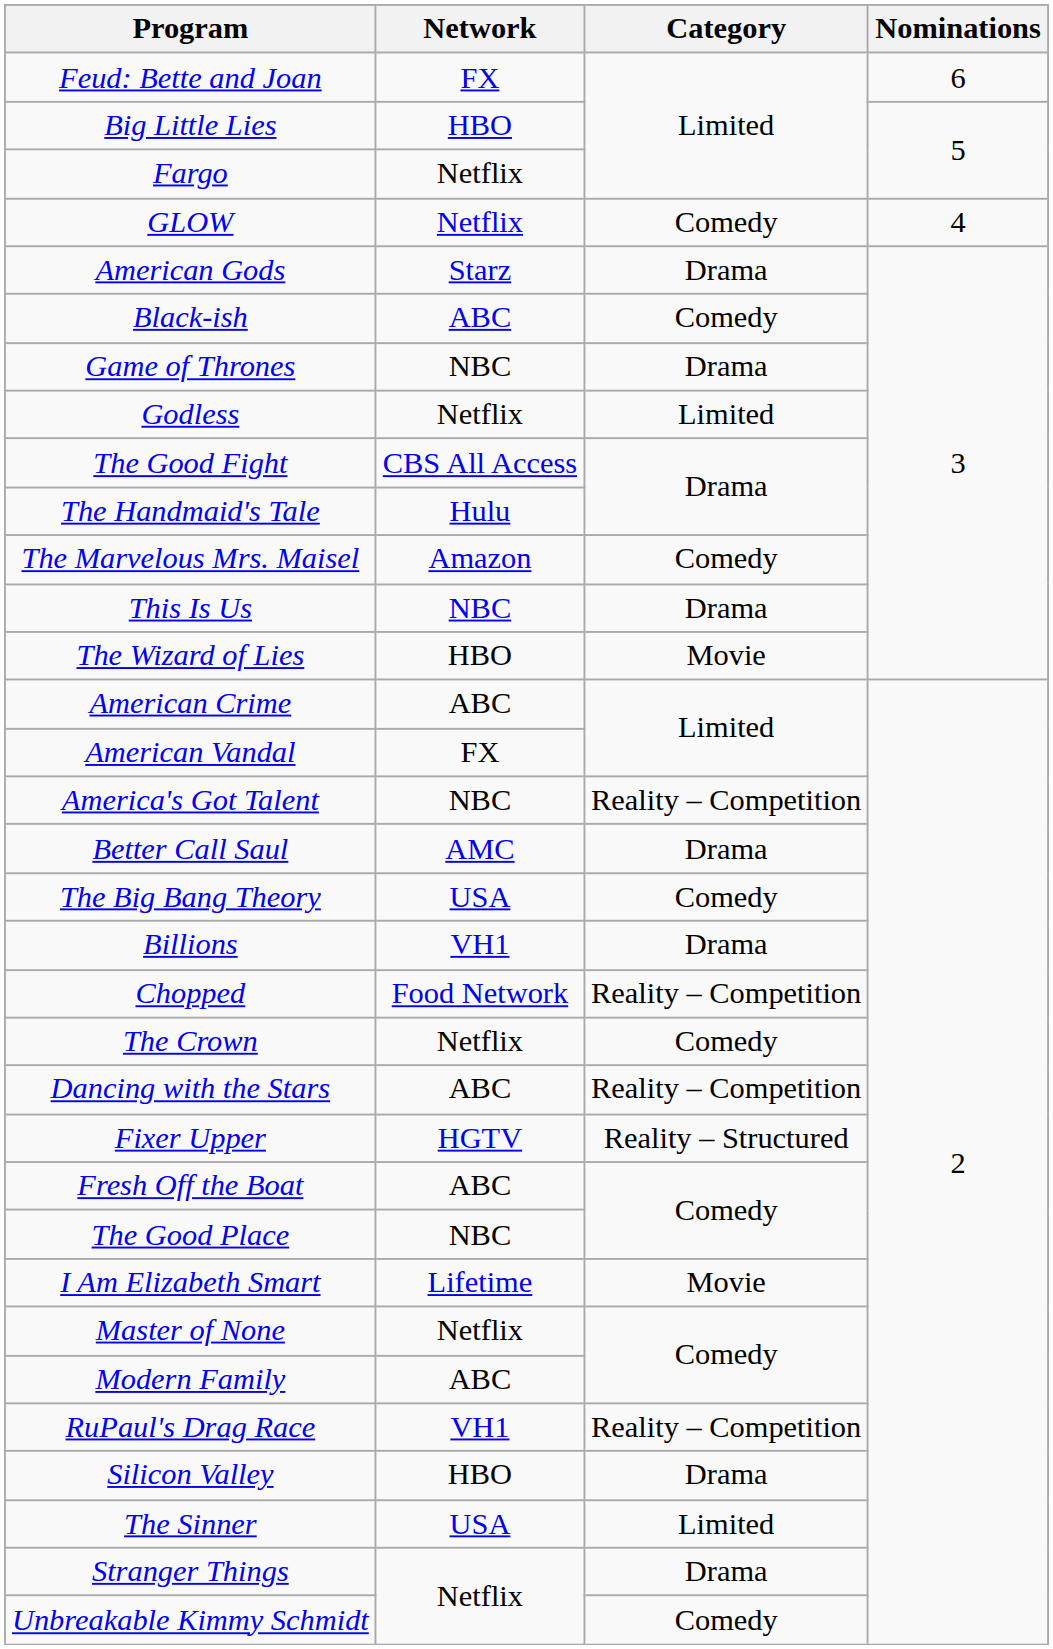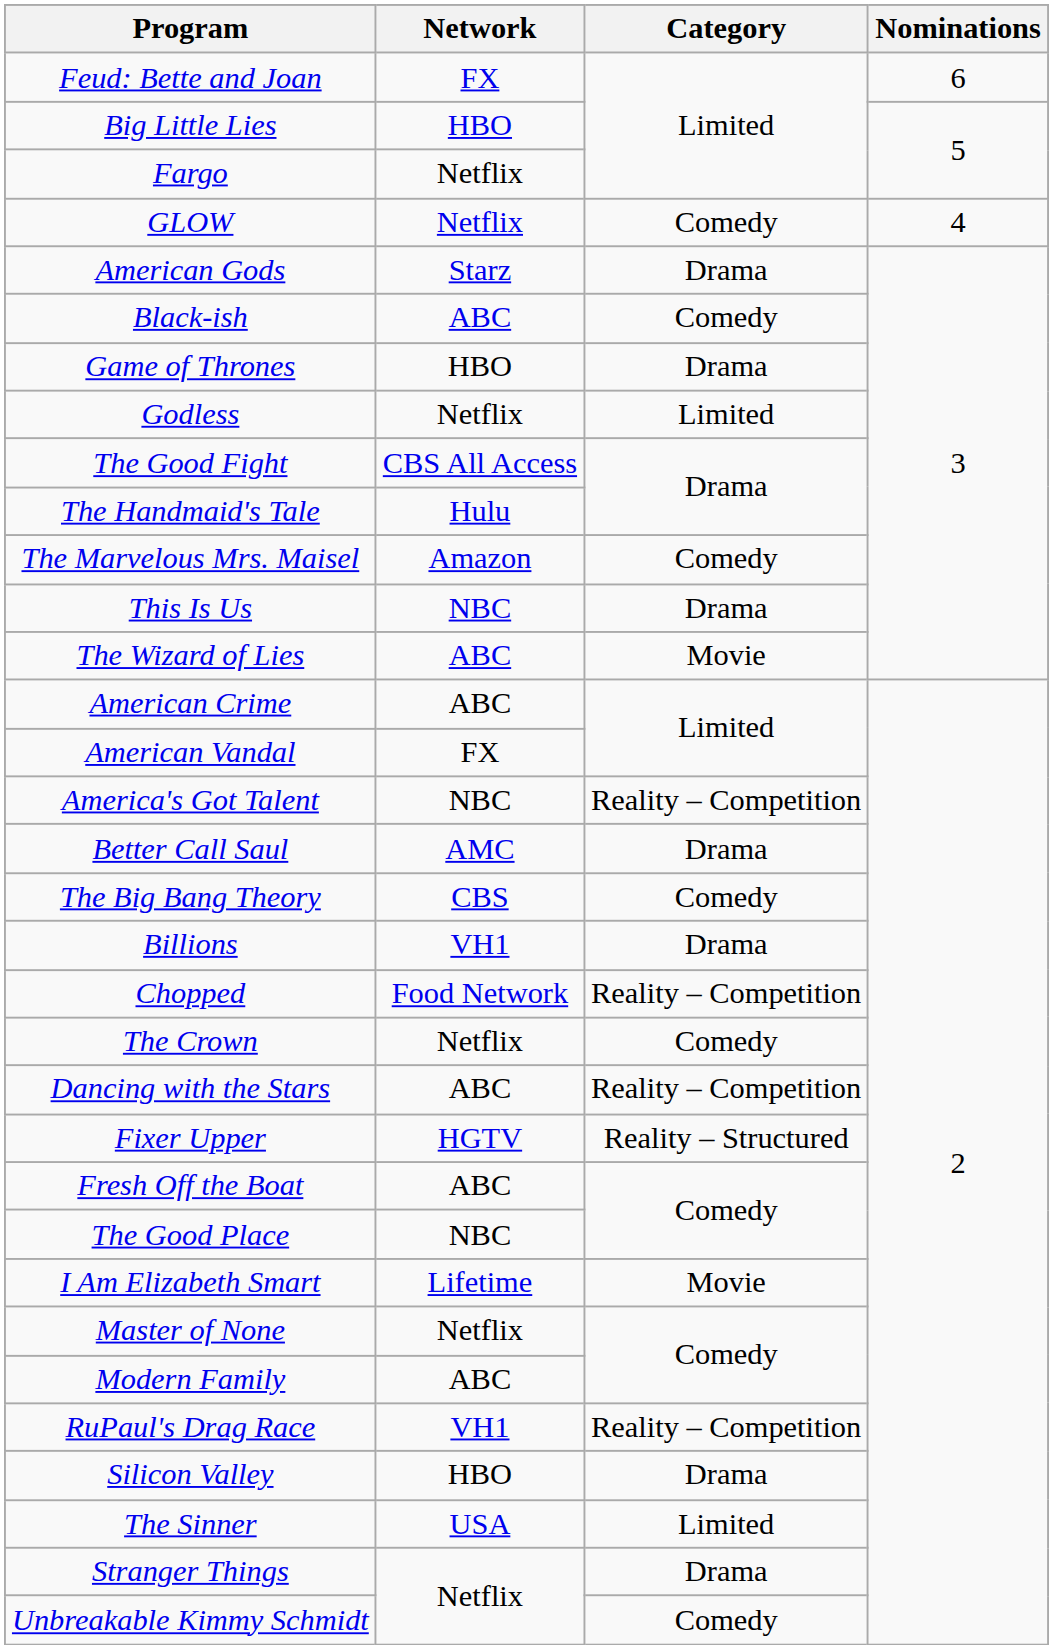(480, 366) NBC -> (480, 366) HBO
(480, 655) HBO -> (480, 655) ABC
(480, 896) USA -> (480, 896) CBS
